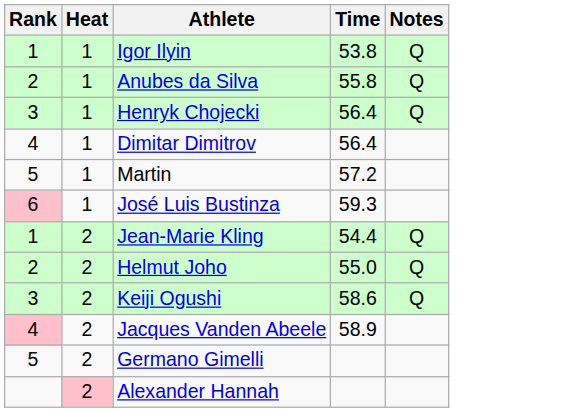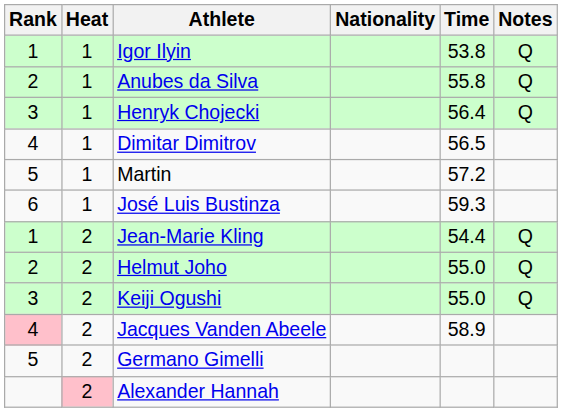+ column: (385, 19)
(358, 143) 56.4 -> (467, 143) 56.5
(33, 205) pink background -> (33, 205) no background
(358, 298) 58.6 -> (467, 298) 55.0
